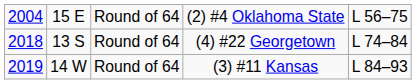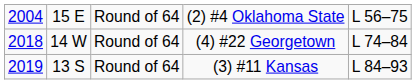(69, 41) 13 S -> (69, 41) 14 W
(69, 66) 14 W -> (69, 66) 13 S
